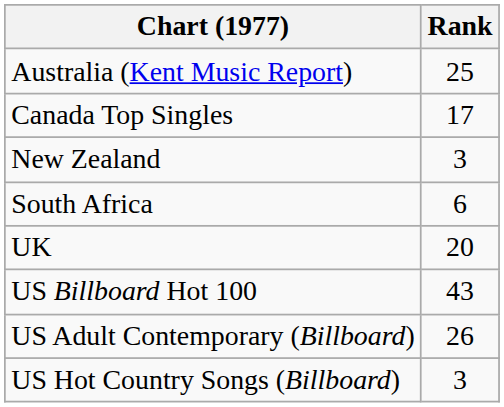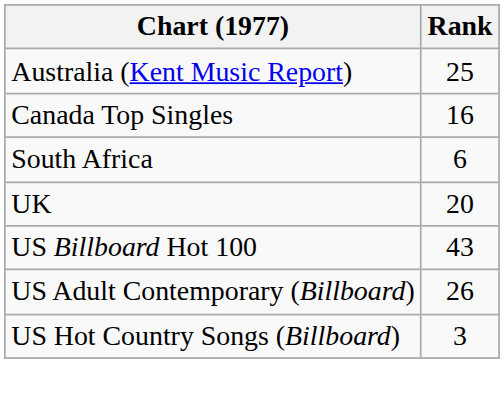(460, 114) 17 -> (460, 114) 16
- row: (86, 159)
